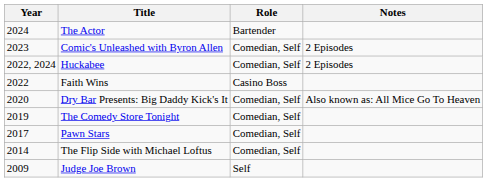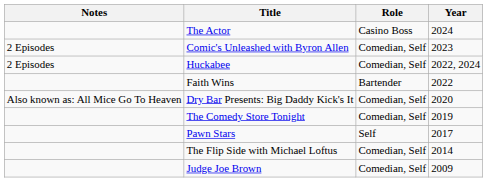columns swapped: (31, 13) <-> (393, 13)
(254, 30) Bartender -> (385, 30) Casino Boss
(260, 82) Casino Boss -> (380, 82) Bartender
(267, 133) Comedian, Self -> (367, 133) Self
(242, 168) Self -> (392, 168) Comedian, Self
